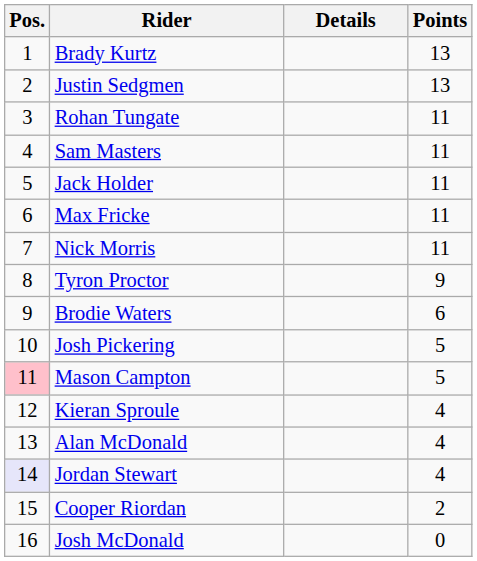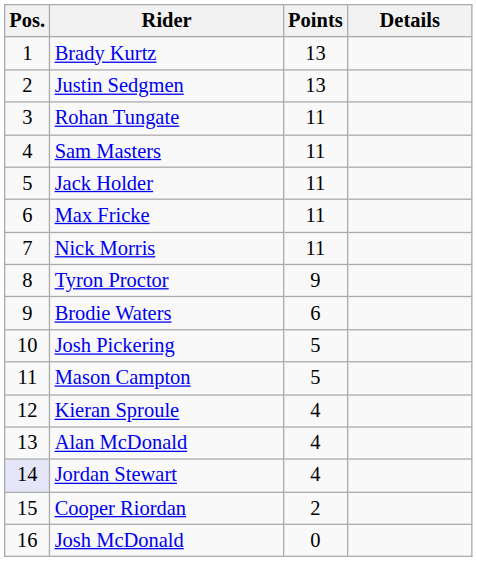columns swapped: (440, 20) <-> (346, 20)
(27, 378) pink background -> (27, 378) no background
